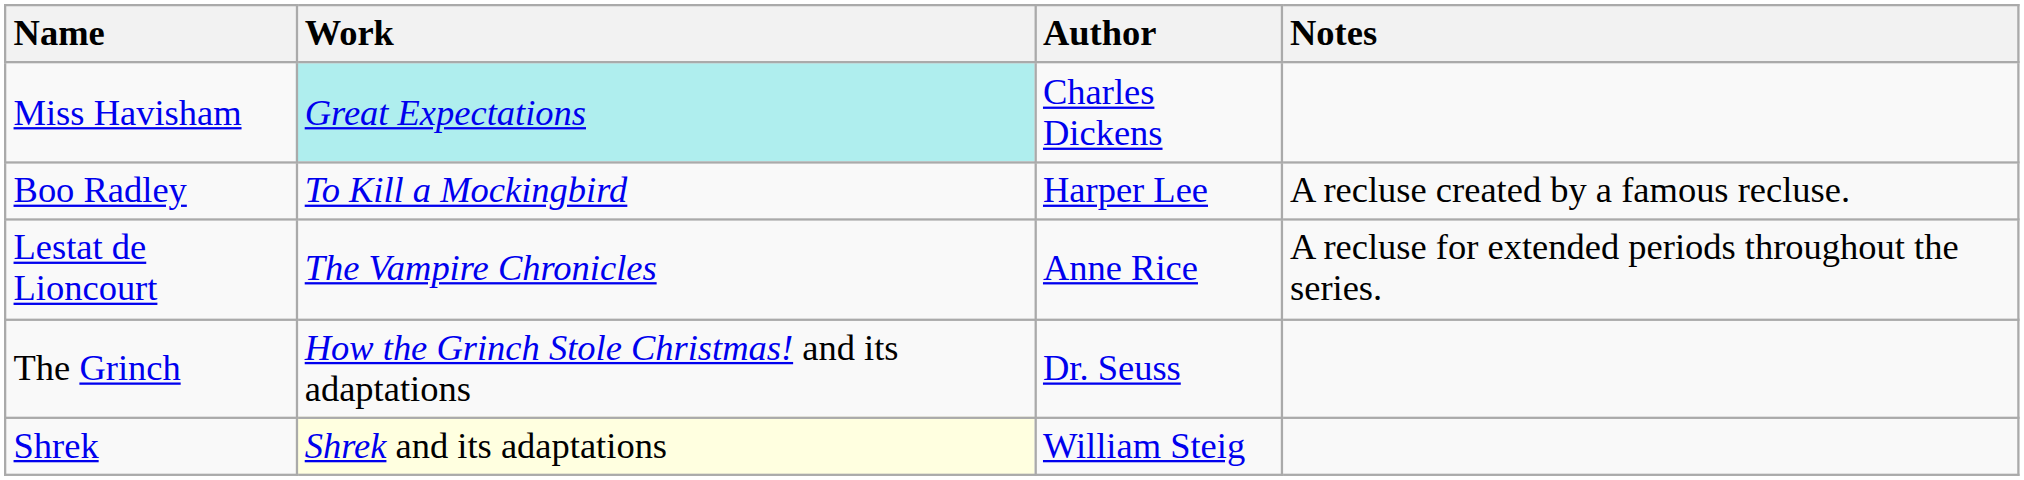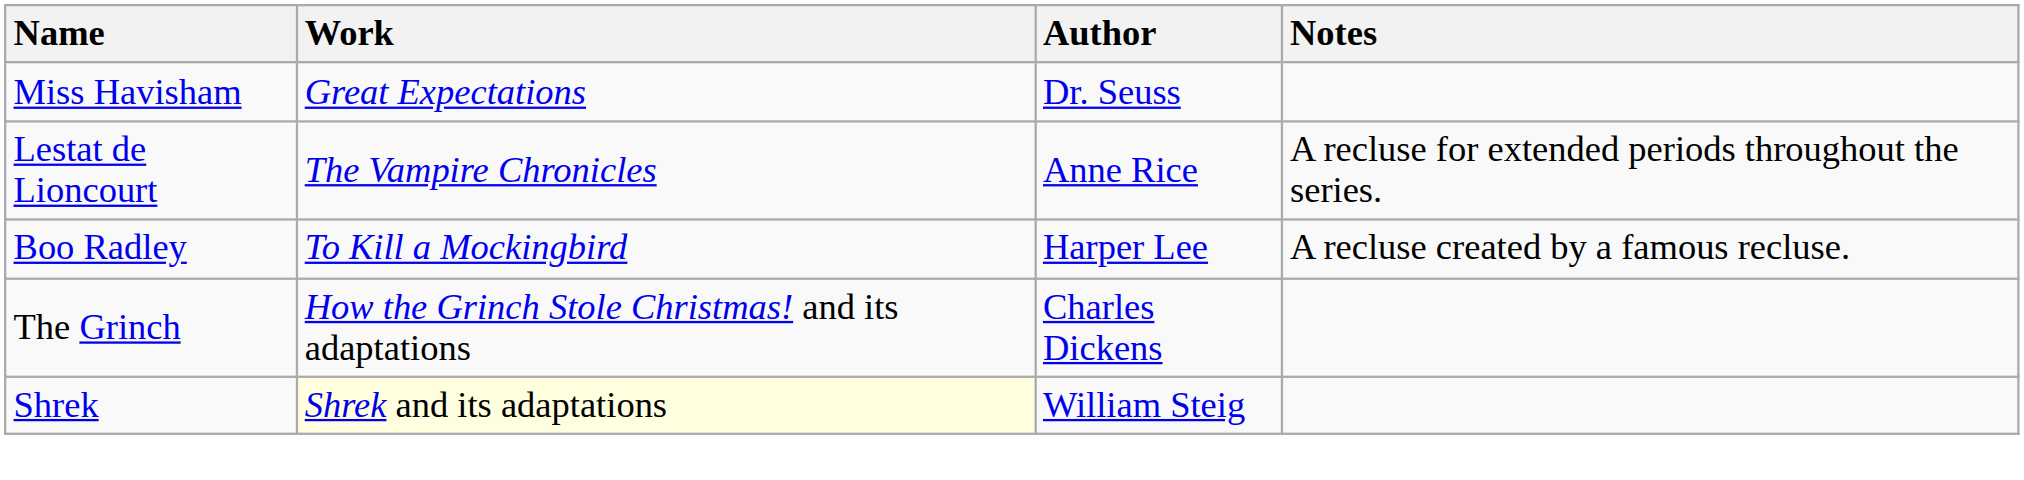(445, 111) paleturquoise background -> (445, 91) no background
(1103, 111) Charles Dickens -> (1112, 91) Dr. Seuss
rows swapped: (85, 268) <-> (100, 190)
(1112, 367) Dr. Seuss -> (1103, 326) Charles Dickens
